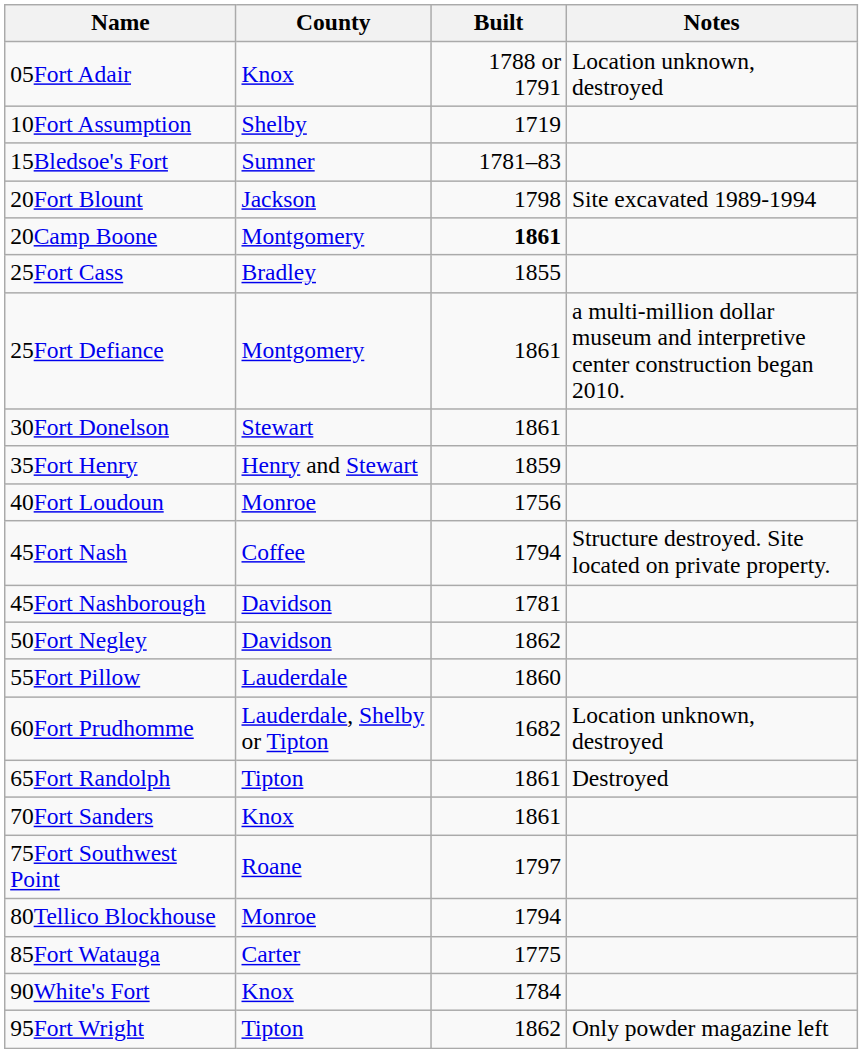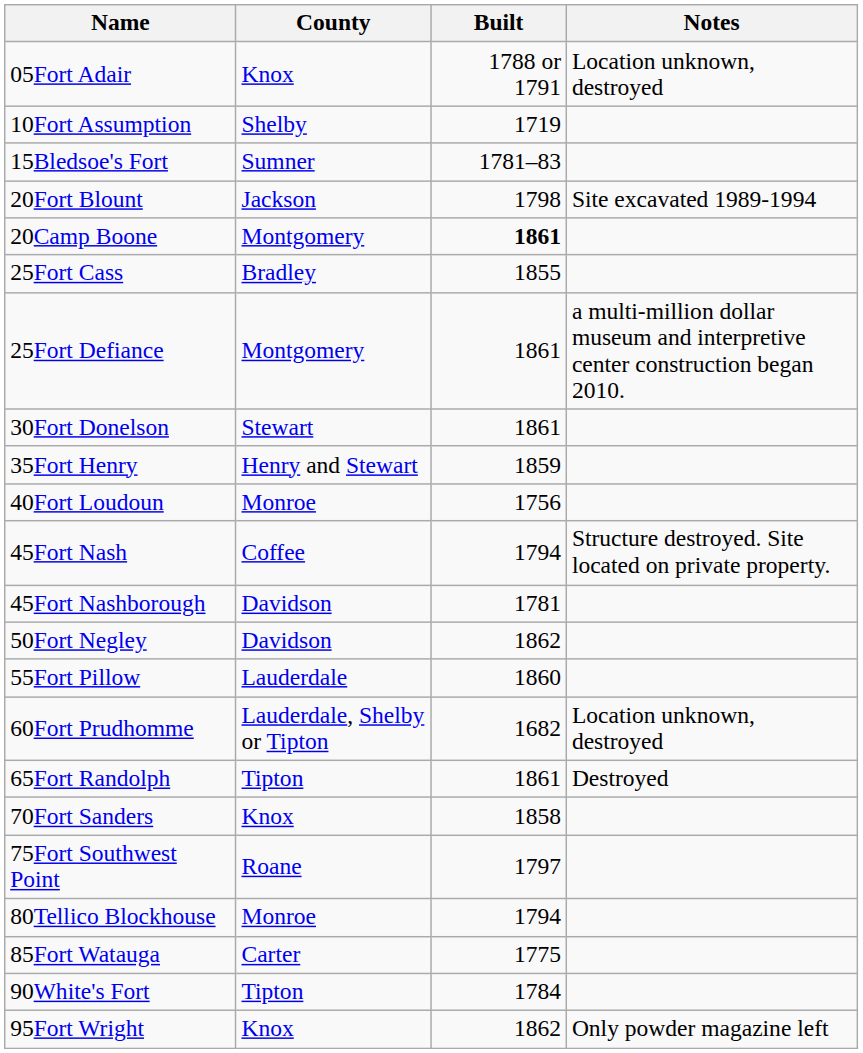(538, 816) 1861 -> (538, 816) 1858
(268, 991) Knox -> (272, 991) Tipton
(272, 1028) Tipton -> (268, 1028) Knox
